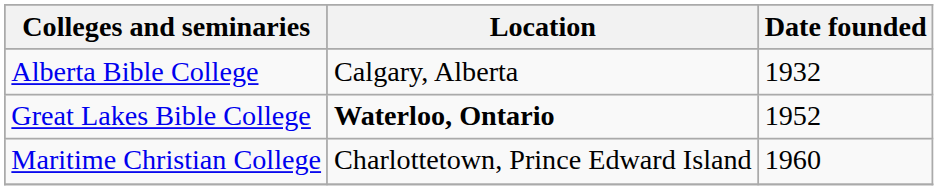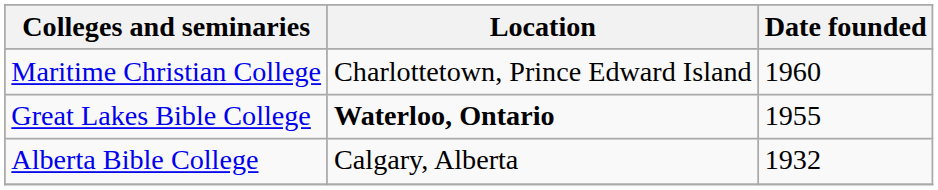rows swapped: (135, 71) <-> (166, 160)
(793, 116) 1952 -> (793, 116) 1955
